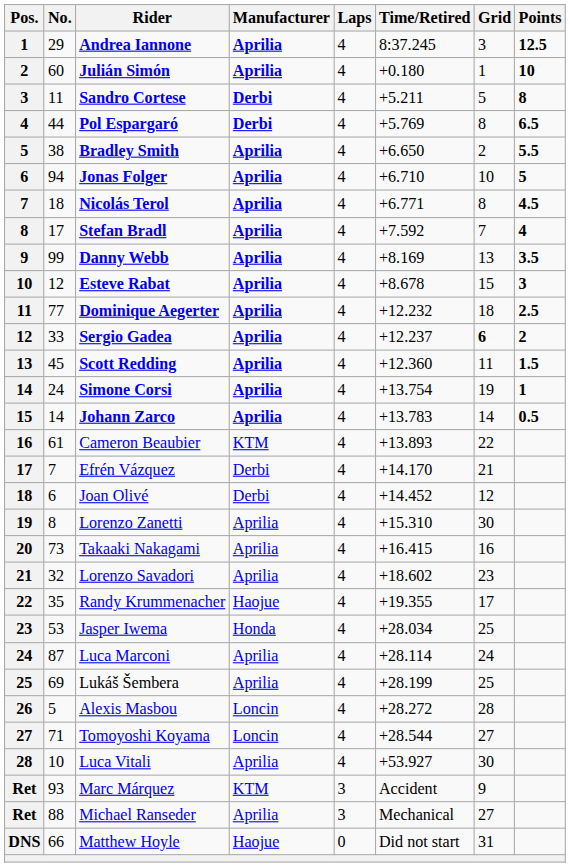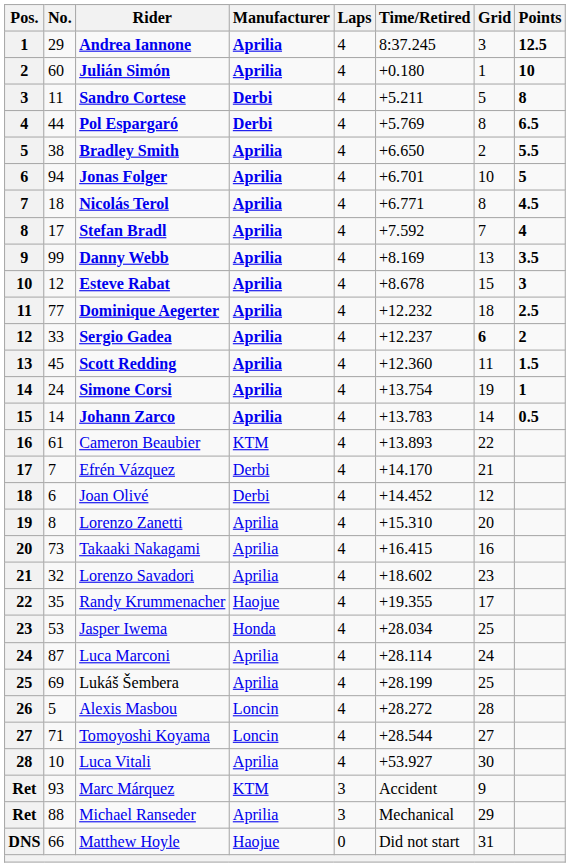(402, 177) +6.710 -> (402, 177) +6.701
(486, 522) 30 -> (486, 522) 20
(486, 814) 27 -> (486, 814) 29
